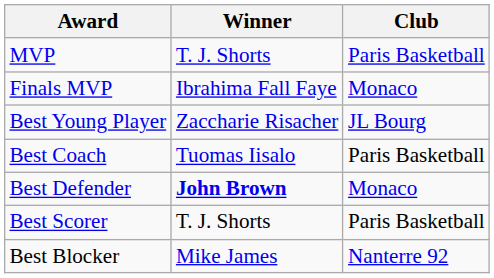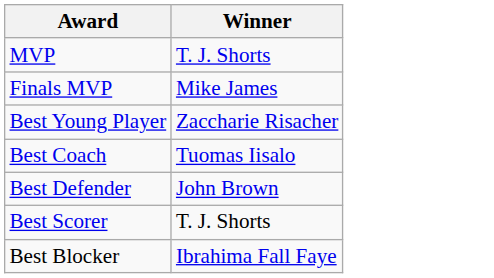- column: (416, 21)
(256, 88) Ibrahima Fall Faye -> (227, 88) Mike James
(231, 188) bold -> (227, 188) normal
(227, 255) Mike James -> (256, 255) Ibrahima Fall Faye
